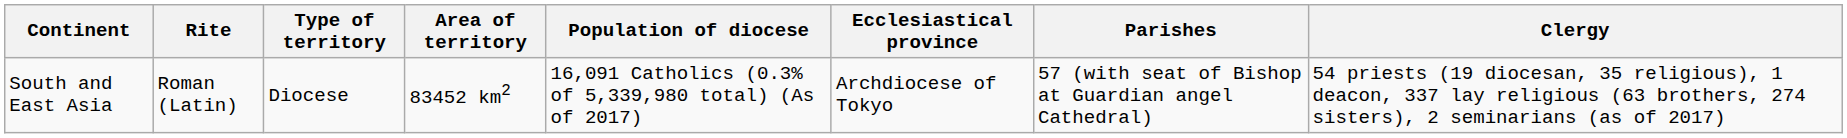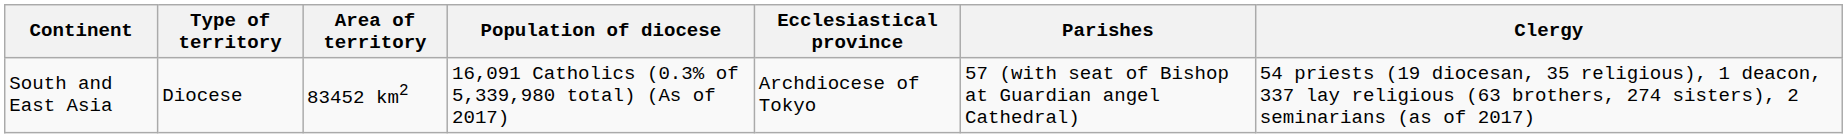- column: (208, 31)
